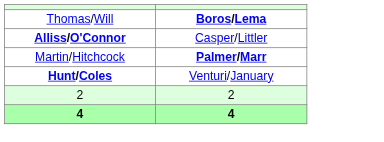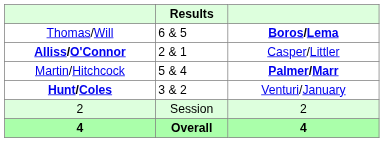+ column: (192, 13)
